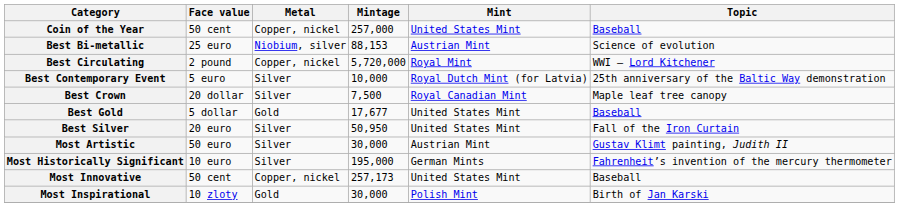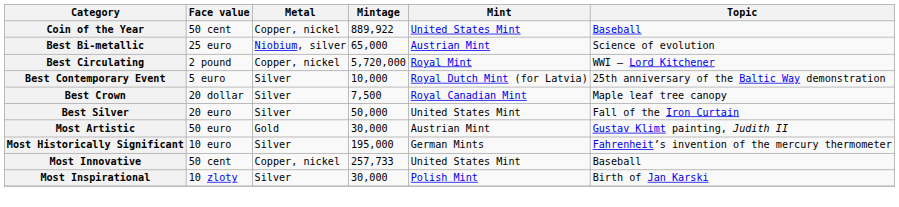(372, 29) 257,000 -> (372, 29) 889,922
(369, 46) 88,153 -> (369, 46) 65,000
- row: (95, 112)
(369, 128) 50,950 -> (369, 112) 50,000
(273, 145) Silver -> (267, 128) Gold
(372, 178) 257,173 -> (372, 161) 257,733
(267, 194) Gold -> (273, 178) Silver
